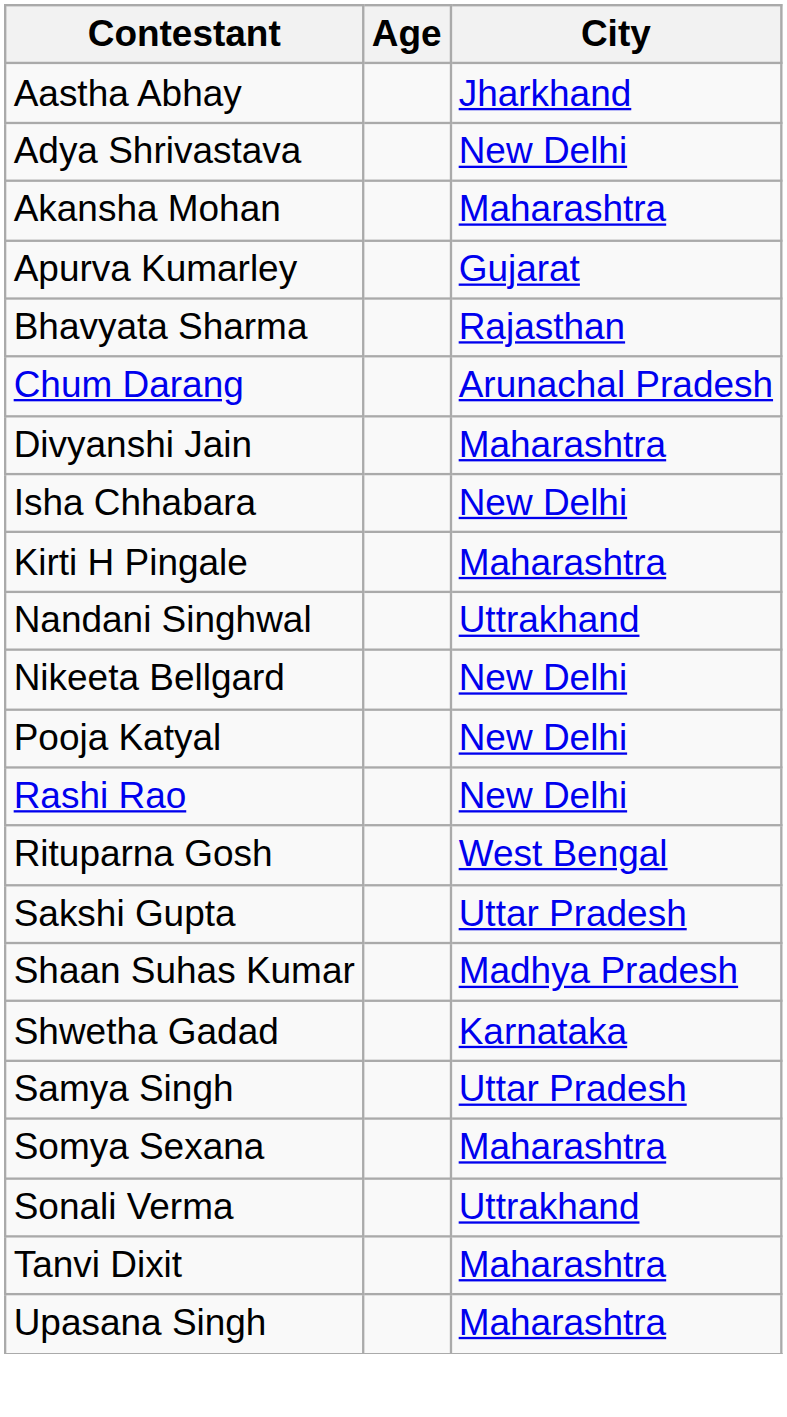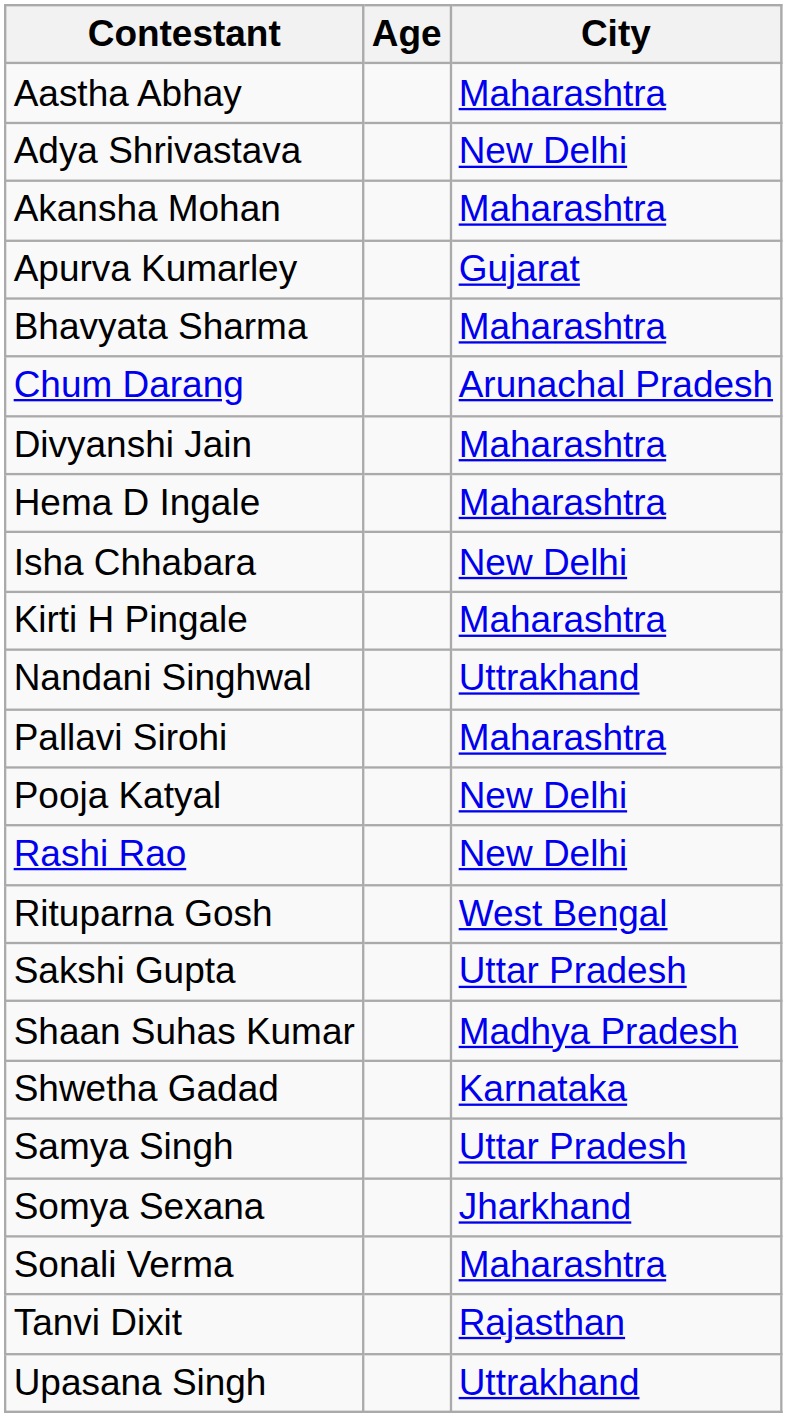(545, 92) Jharkhand -> (562, 92) Maharashtra
(542, 326) Rajasthan -> (562, 326) Maharashtra
+ row: (137, 502)
- row: (149, 678)
+ row: (120, 737)
(562, 1147) Maharashtra -> (545, 1206) Jharkhand
(549, 1206) Uttrakhand -> (562, 1264) Maharashtra
(562, 1264) Maharashtra -> (542, 1323) Rajasthan
(562, 1323) Maharashtra -> (549, 1381) Uttrakhand
